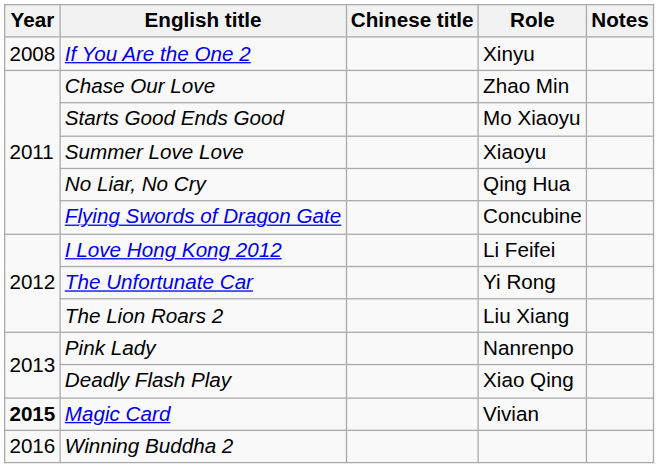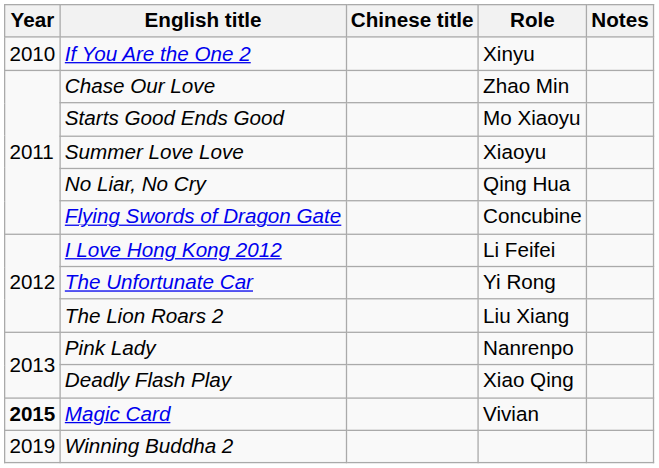(32, 53) 2008 -> (32, 53) 2010
(32, 446) 2016 -> (32, 446) 2019
